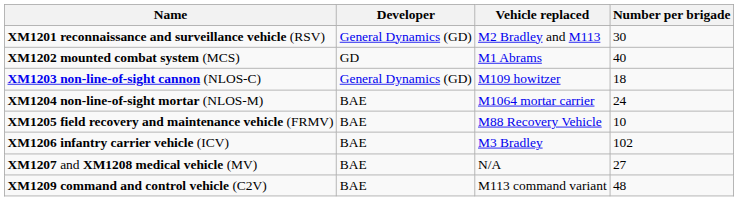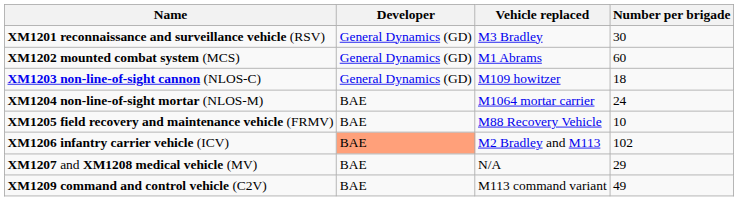(539, 36) M2 Bradley and M113 -> (510, 36) M3 Bradley
(349, 57) GD -> (406, 57) General Dynamics (GD)
(620, 57) 40 -> (620, 57) 60
(353, 143) no background -> (353, 143) lightsalmon background
(510, 143) M3 Bradley -> (539, 143) M2 Bradley and M113
(620, 164) 27 -> (620, 164) 29
(620, 185) 48 -> (620, 185) 49
